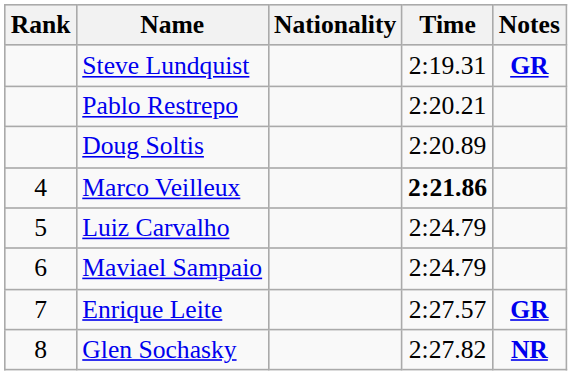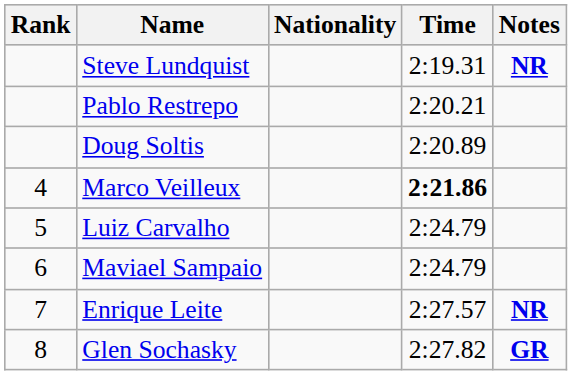(529, 65) GR -> (529, 65) NR
(529, 308) GR -> (529, 308) NR
(529, 349) NR -> (529, 349) GR
